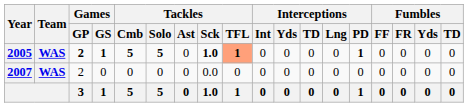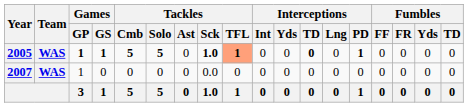(81, 53) 2 -> (81, 53) 1
(311, 53) normal -> (311, 53) bold
(81, 72) 2 -> (81, 72) 1
